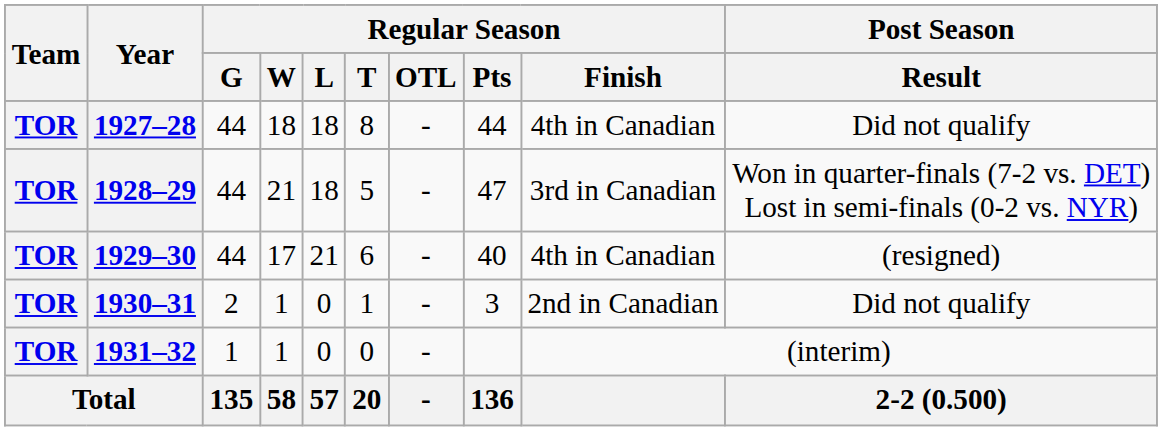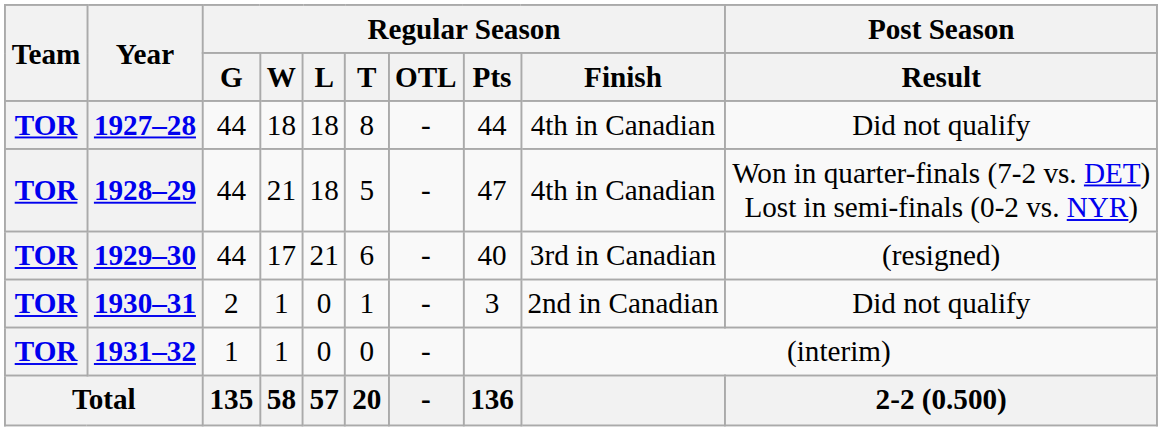(623, 190) 3rd in Canadian -> (623, 190) 4th in Canadian
(623, 255) 4th in Canadian -> (623, 255) 3rd in Canadian
